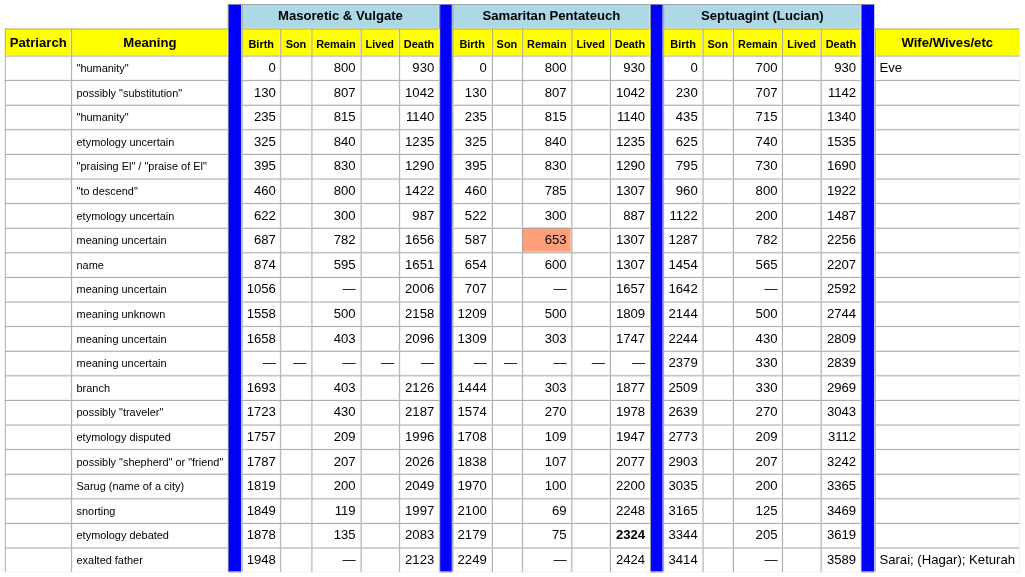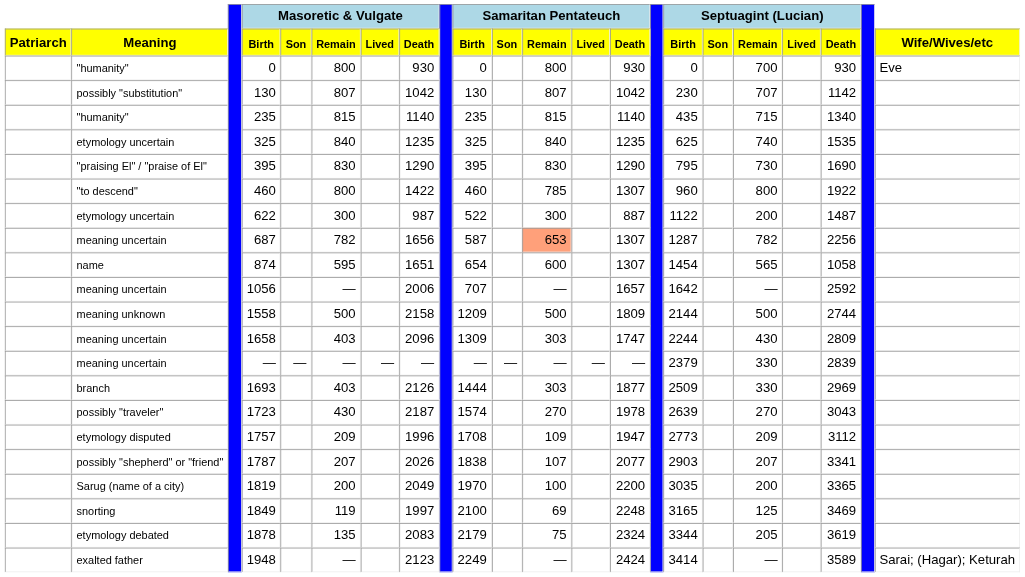(842, 265) 2207 -> (842, 265) 1058
(842, 461) 3242 -> (842, 461) 3341
(631, 535) bold -> (631, 535) normal
